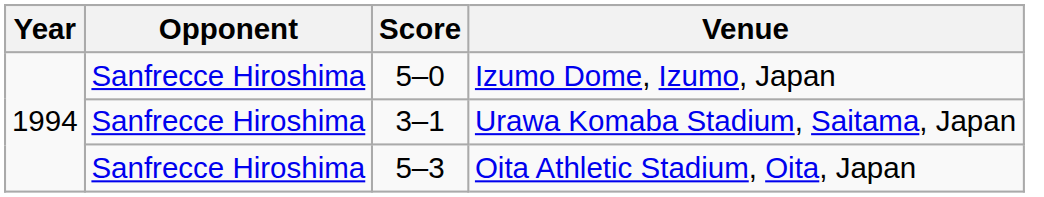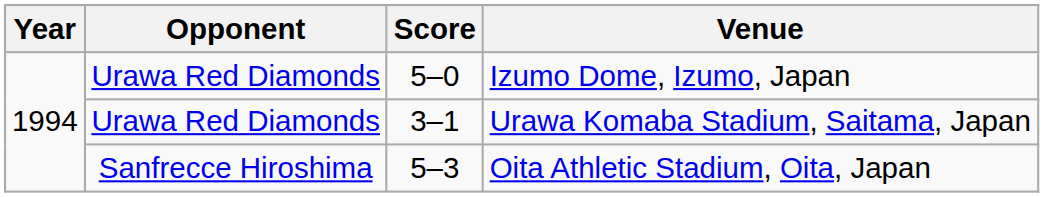(228, 75) Sanfrecce Hiroshima -> (236, 75) Urawa Red Diamonds
(228, 122) Sanfrecce Hiroshima -> (236, 122) Urawa Red Diamonds
